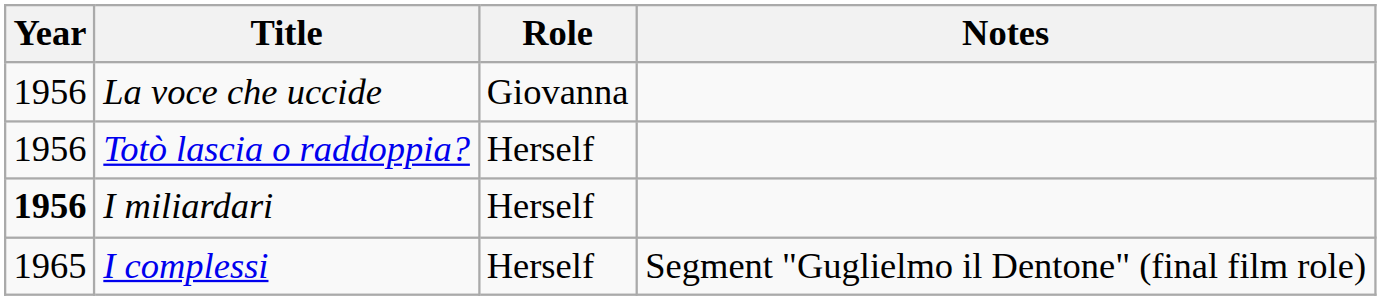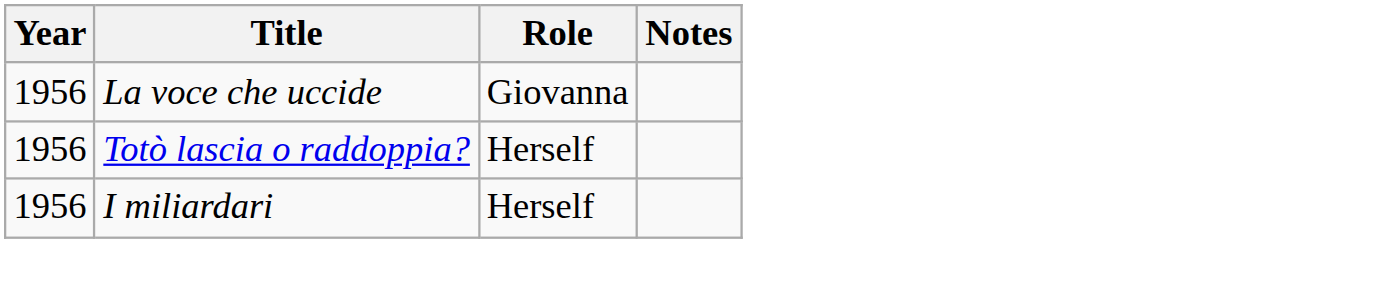(50, 206) bold -> (50, 206) normal
- row: (186, 264)
